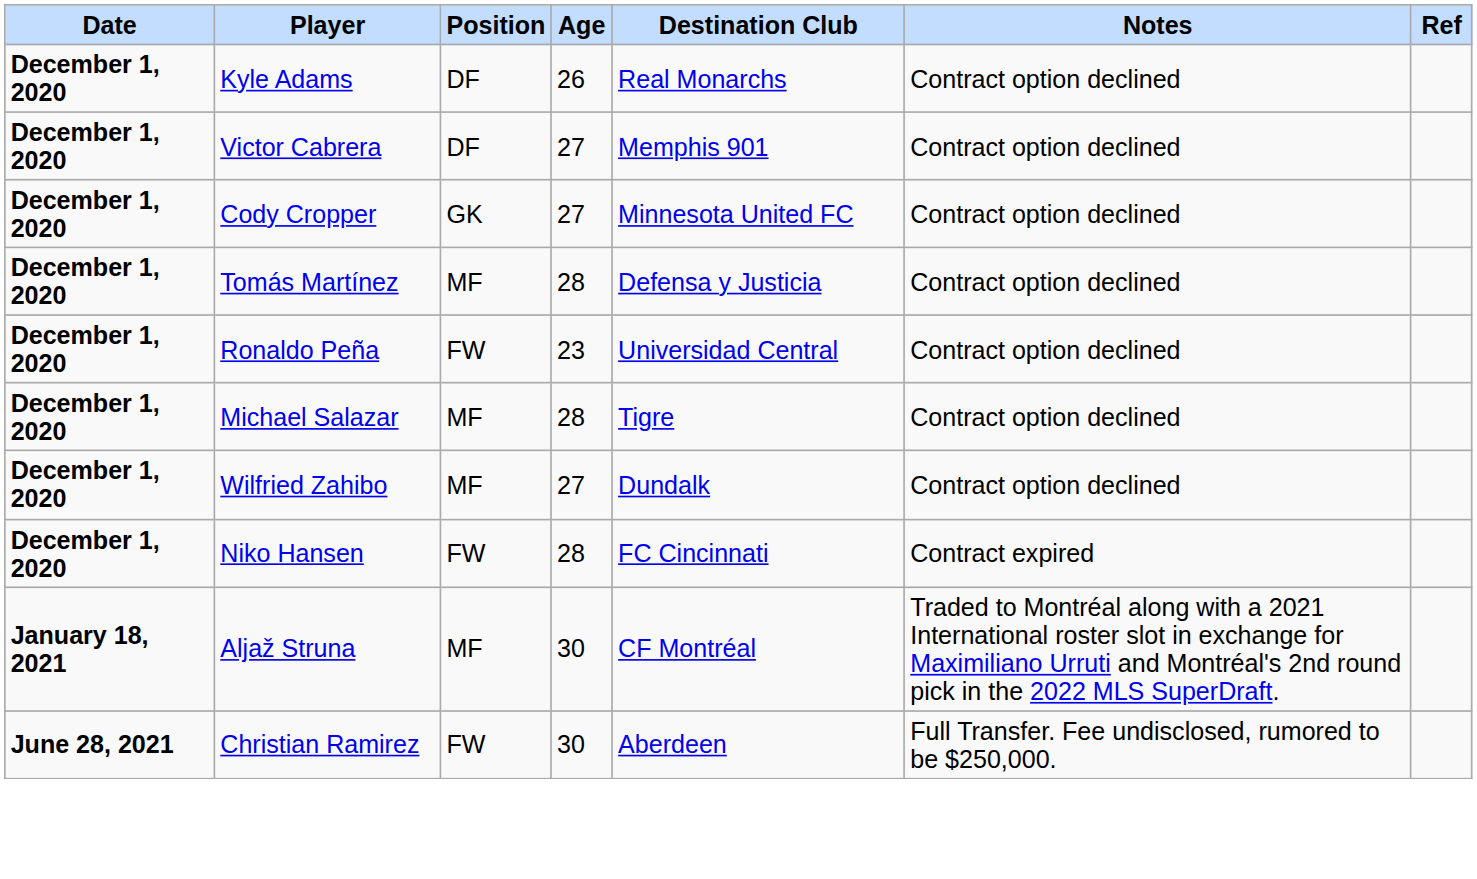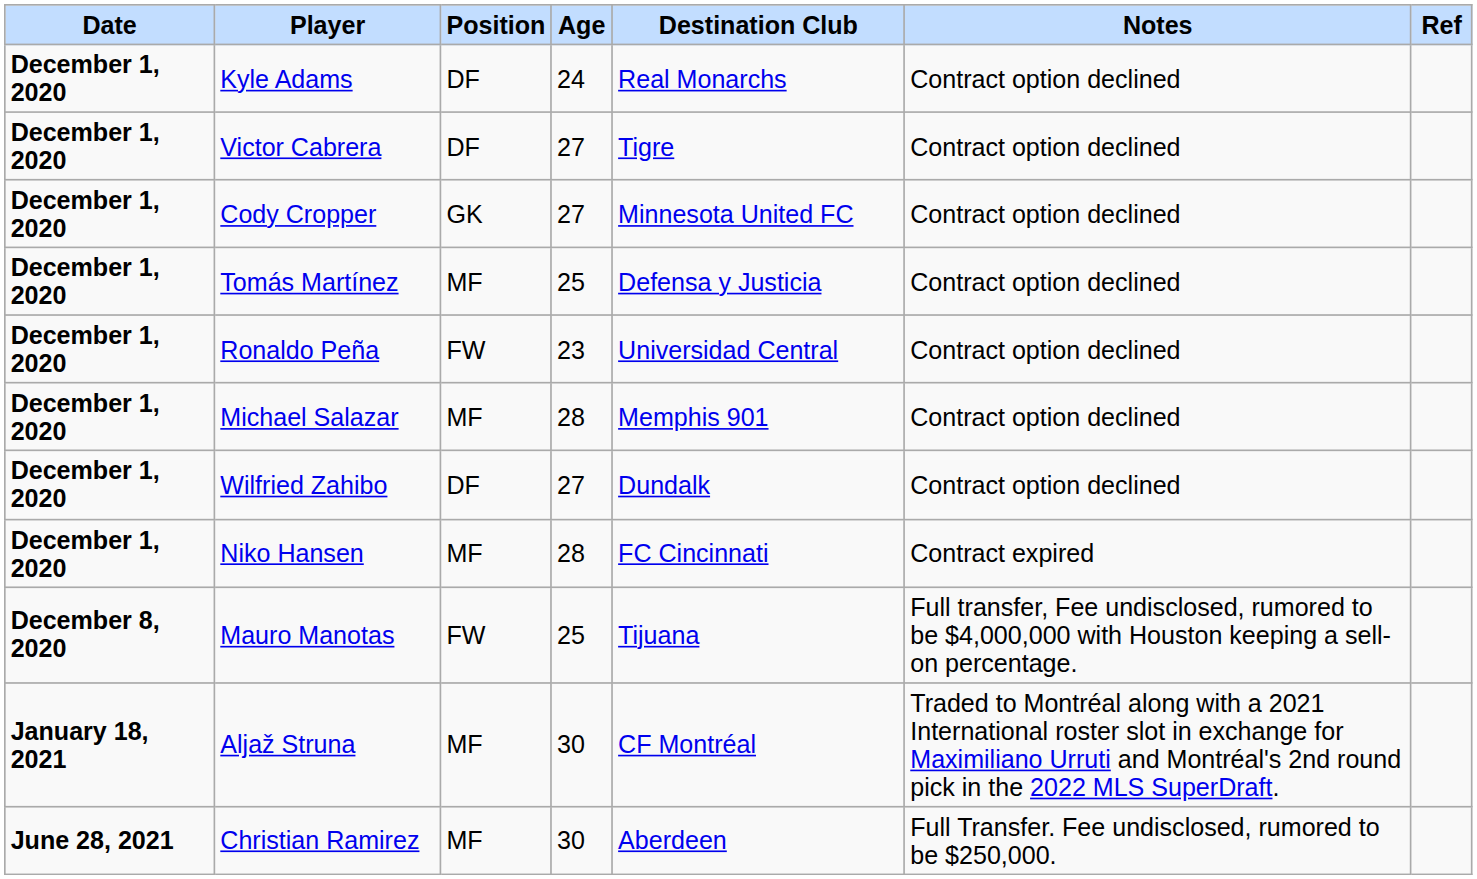(571, 79) 26 -> (571, 79) 24
(693, 146) Memphis 901 -> (646, 146) Tigre
(571, 282) 28 -> (571, 282) 25
(646, 417) Tigre -> (693, 417) Memphis 901
(465, 485) MF -> (463, 485) DF
(466, 553) FW -> (465, 553) MF
+ row: (307, 635)
(466, 744) FW -> (465, 840) MF
